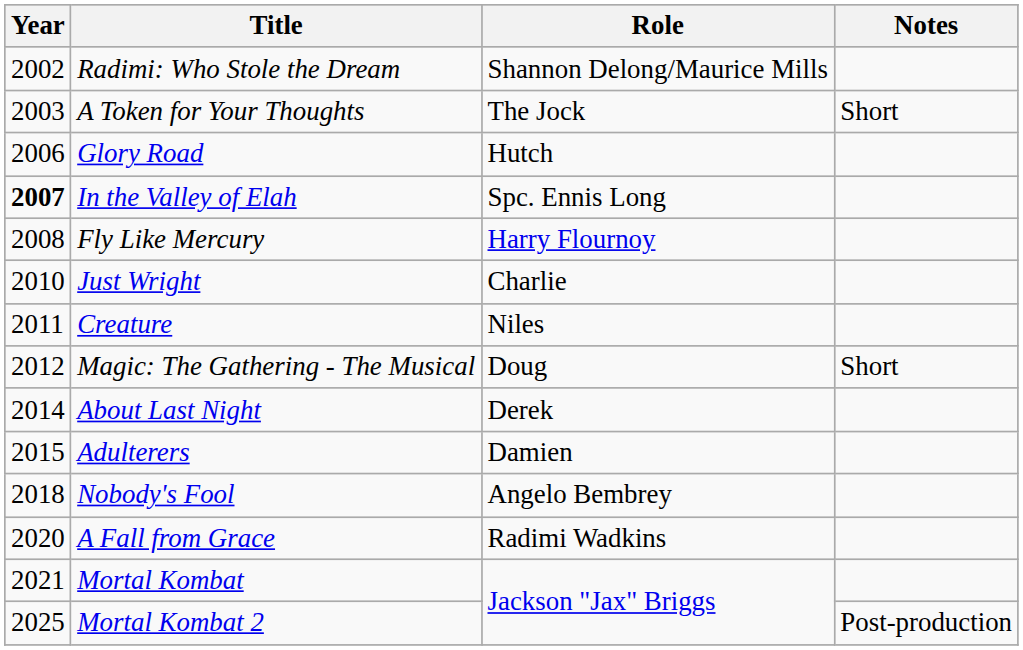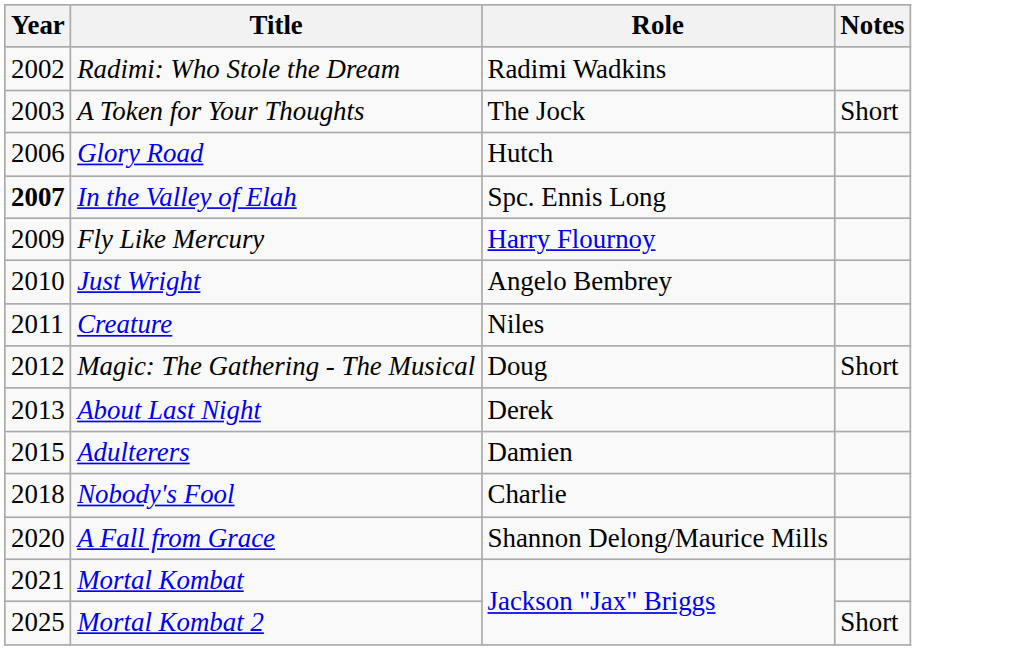(658, 68) Shannon Delong/Maurice Mills -> (577, 68) Radimi Wadkins
(38, 238) 2008 -> (38, 238) 2009
(527, 281) Charlie -> (580, 281) Angelo Bembrey
(38, 409) 2014 -> (38, 409) 2013
(580, 494) Angelo Bembrey -> (527, 494) Charlie
(577, 537) Radimi Wadkins -> (658, 537) Shannon Delong/Maurice Mills
(926, 622) Post-production -> (869, 622) Short
